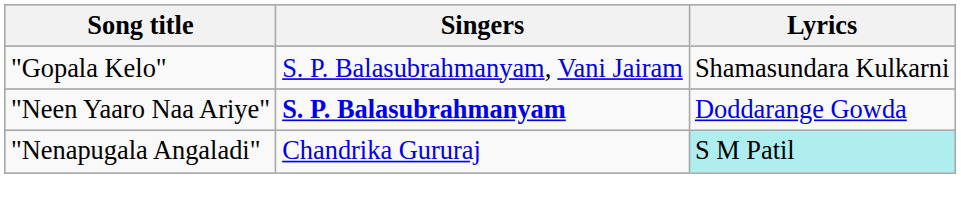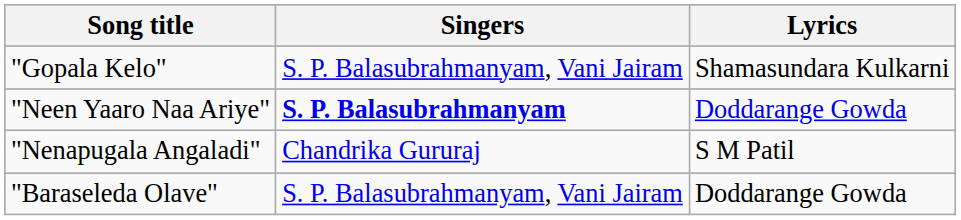(745, 151) paleturquoise background -> (745, 151) no background
+ row: (114, 192)
